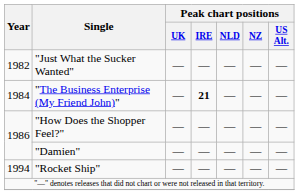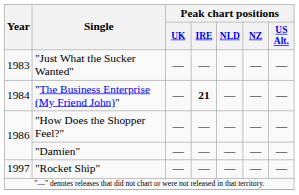(18, 65) 1982 -> (18, 65) 1983
(18, 169) 1994 -> (18, 169) 1997
